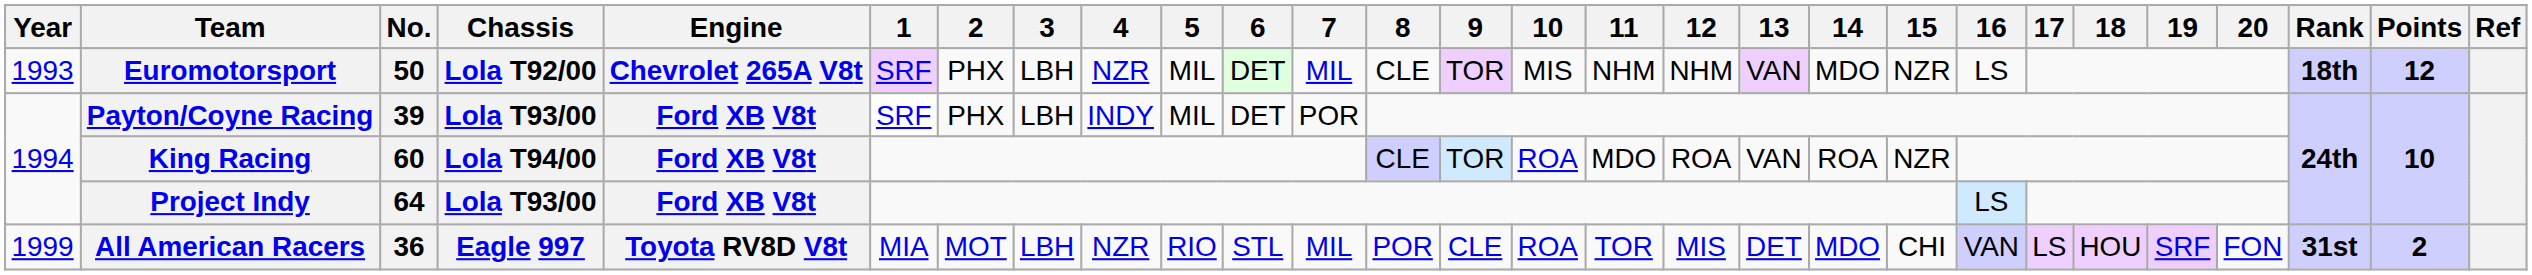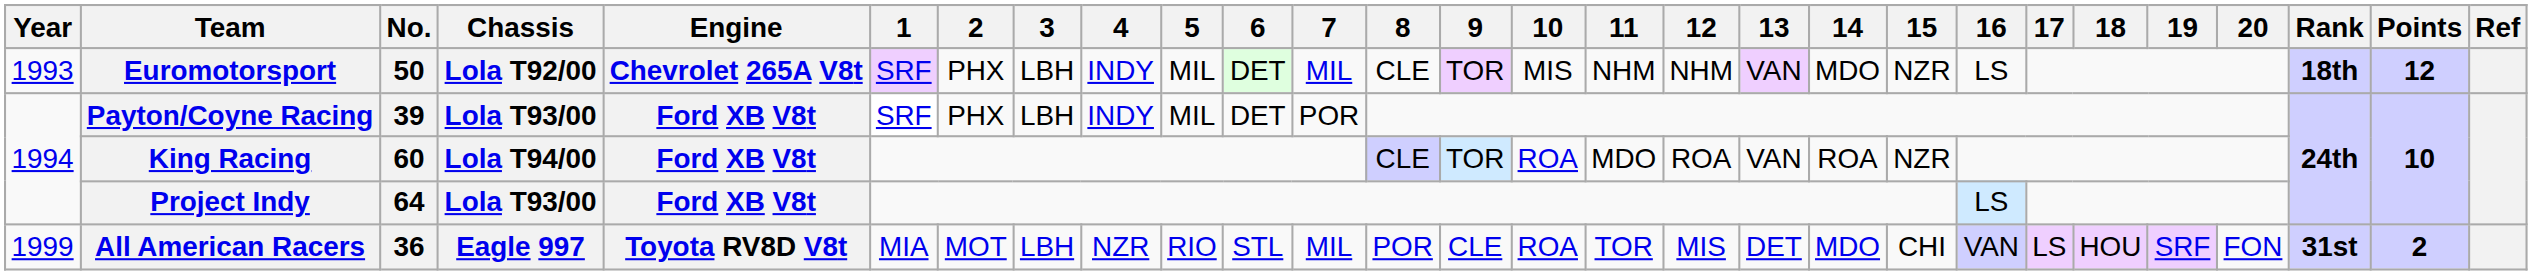(1121, 71) NZR -> (1121, 71) INDY
